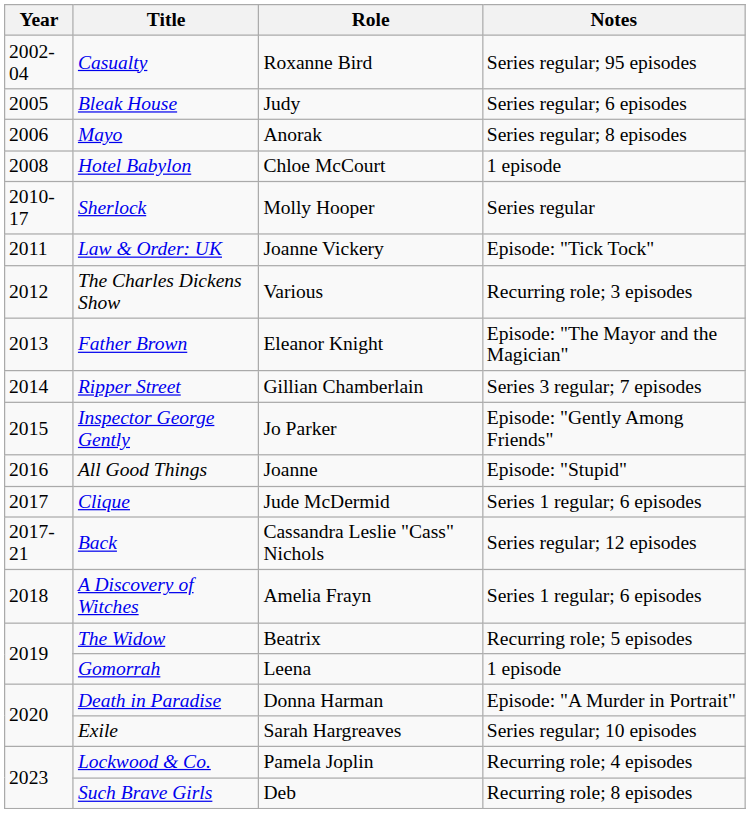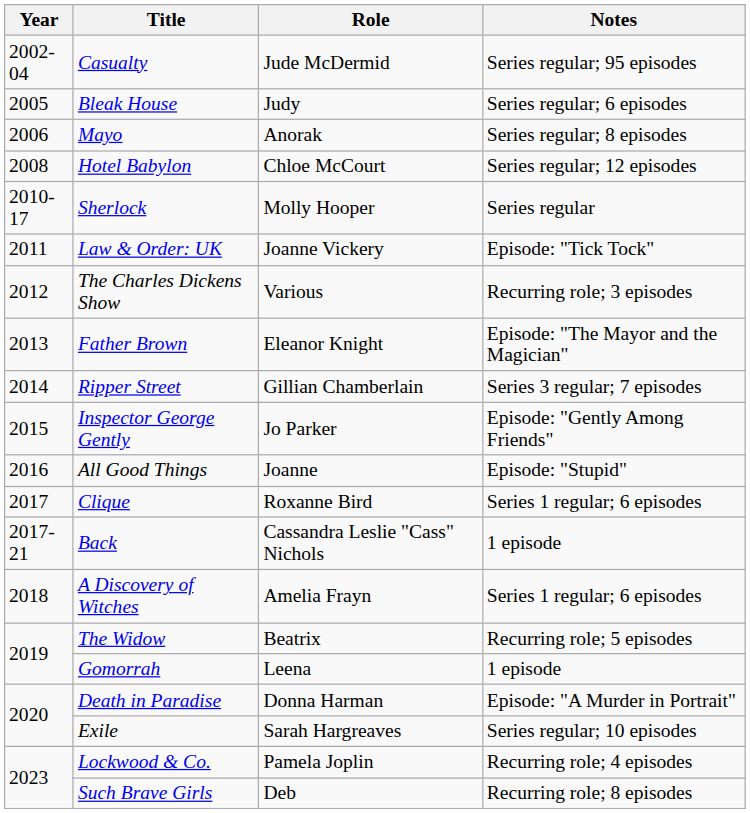(318, 61) Roxanne Bird -> (327, 61) Jude McDermid
(524, 165) 1 episode -> (592, 165) Series regular; 12 episodes
(327, 501) Jude McDermid -> (318, 501) Roxanne Bird
(592, 543) Series regular; 12 episodes -> (524, 543) 1 episode
